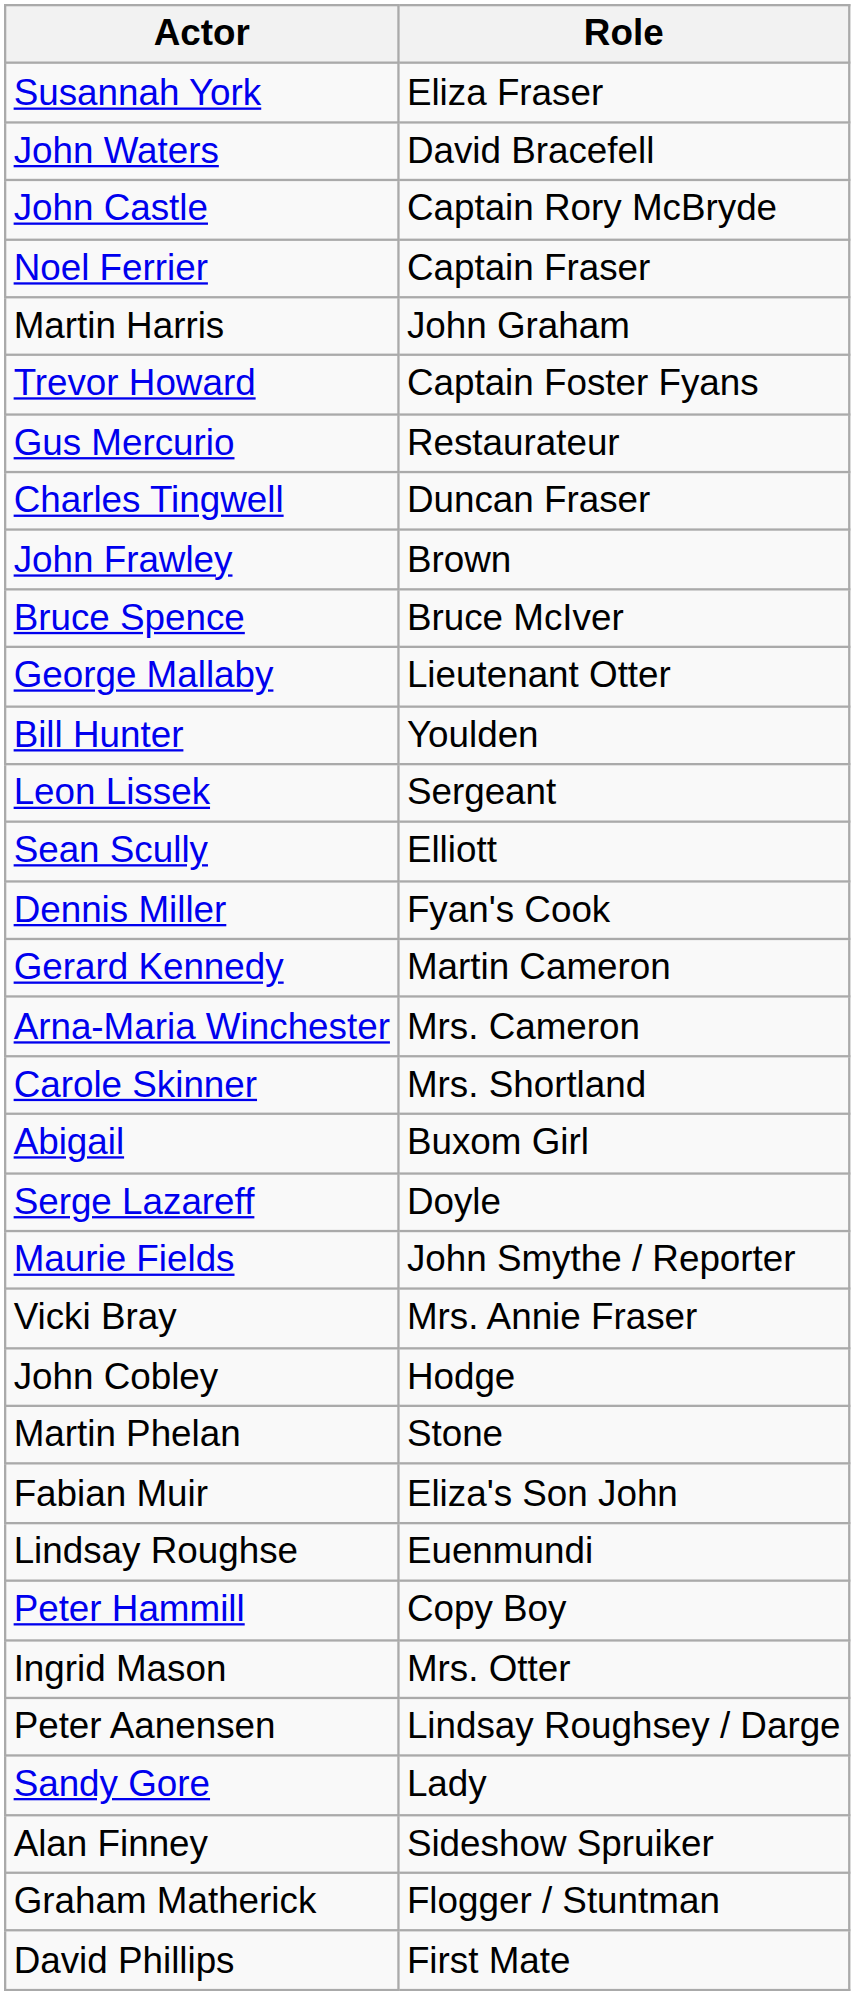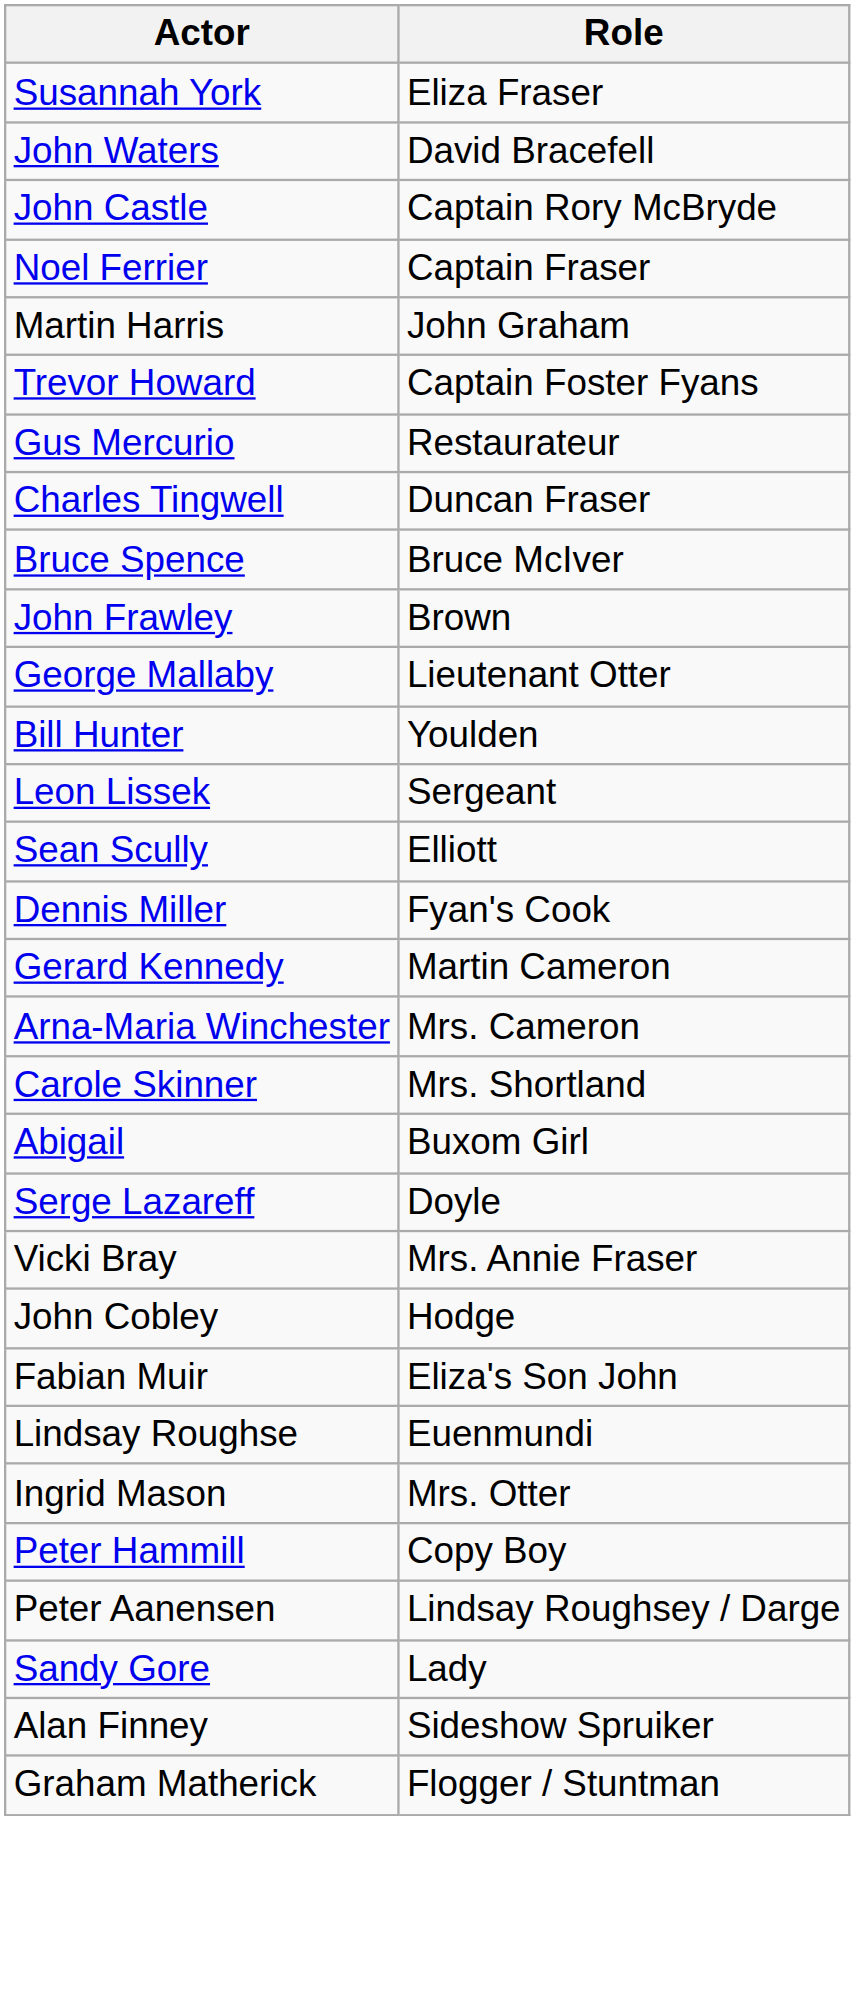rows swapped: (123, 558) <-> (129, 617)
- row: (124, 1259)
- row: (127, 1434)
rows swapped: (120, 1667) <-> (129, 1609)
- row: (124, 1959)
